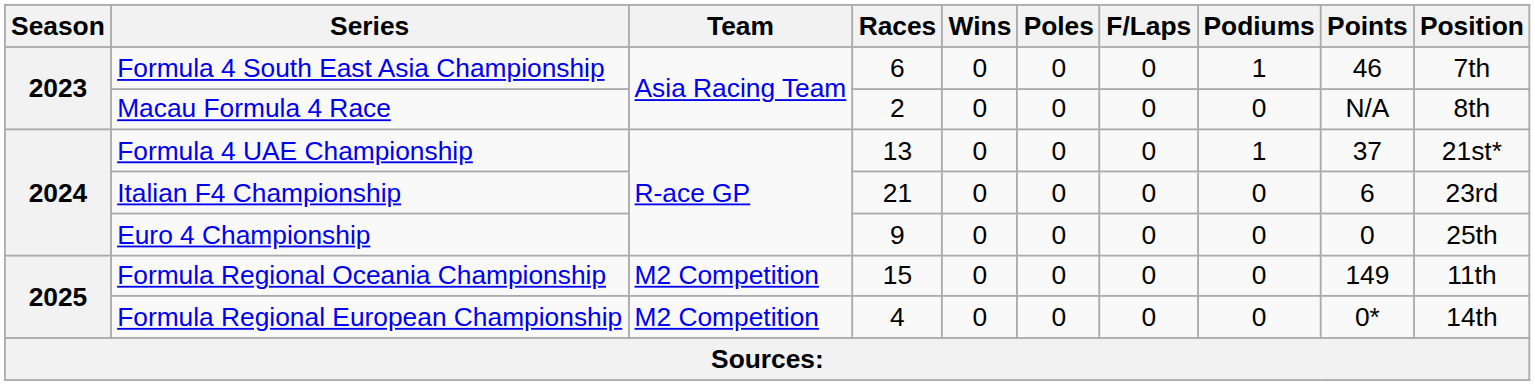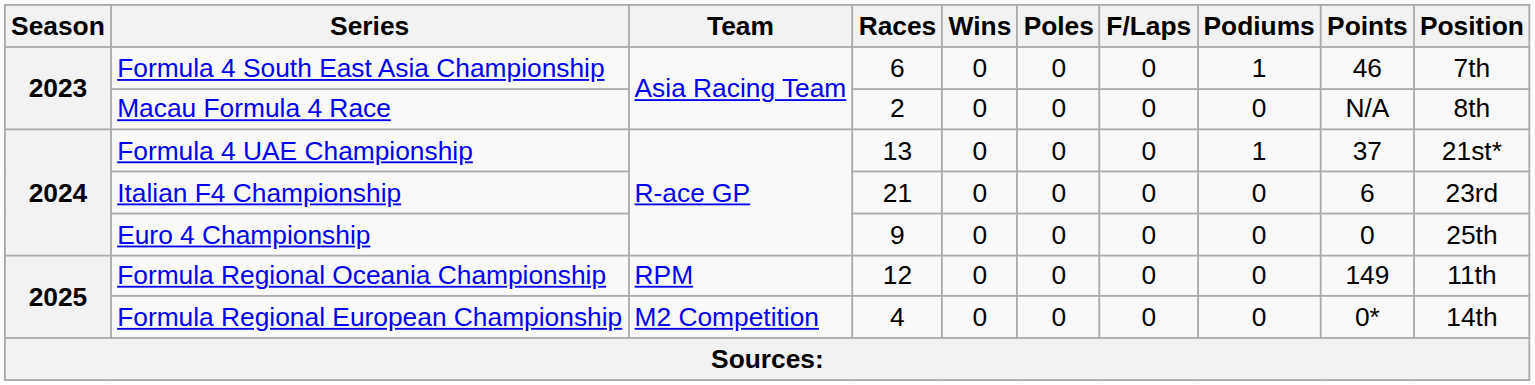(727, 276) M2 Competition -> (664, 276) RPM
(897, 276) 15 -> (897, 276) 12
